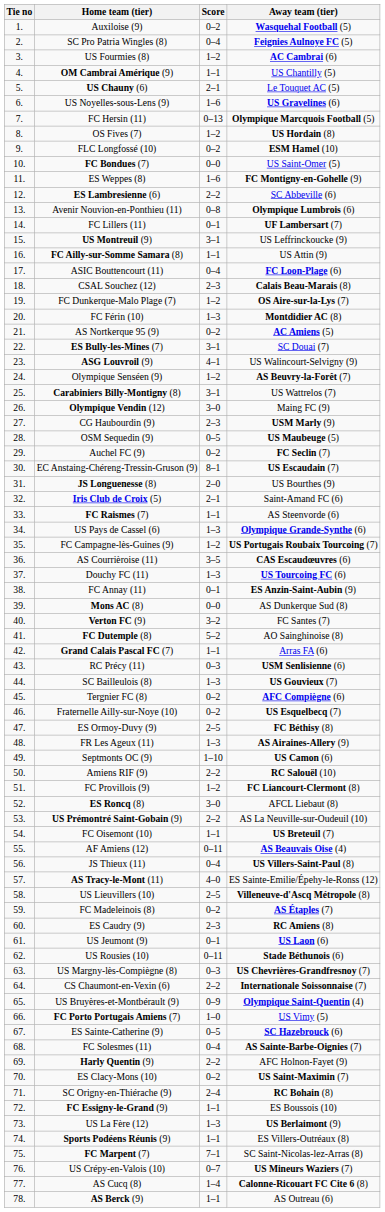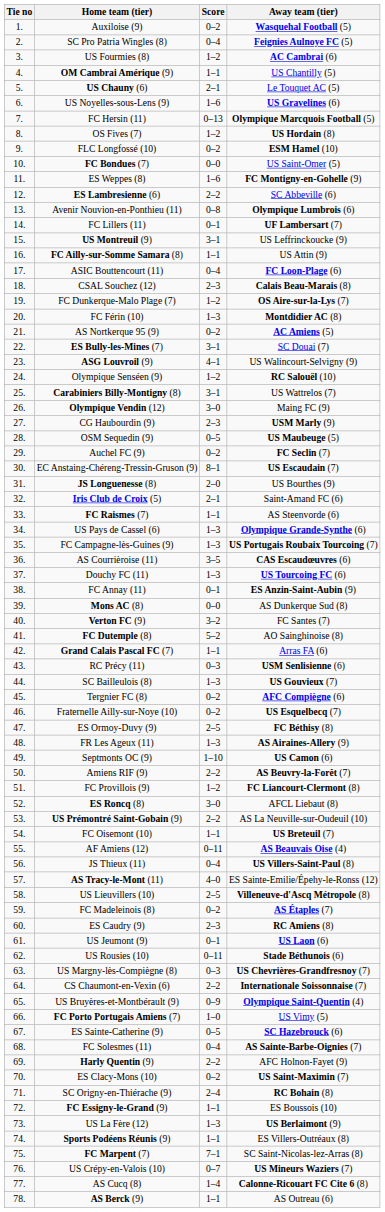(303, 377) AS Beuvry-la-Forêt (7) -> (303, 377) RC Salouël (10)
(213, 544) 1–2 -> (213, 544) 1–3
(303, 773) RC Salouël (10) -> (303, 773) AS Beuvry-la-Forêt (7)
